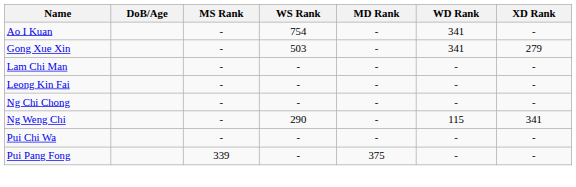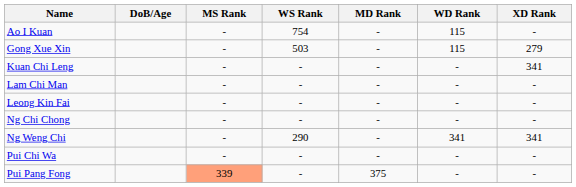(456, 31) 341 -> (457, 31) 115
(456, 49) 341 -> (457, 49) 115
+ row: (40, 66)
(456, 120) 115 -> (457, 138) 341
(221, 155) no background -> (224, 173) lightsalmon background
